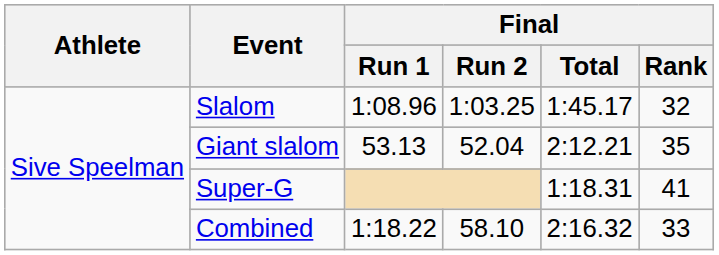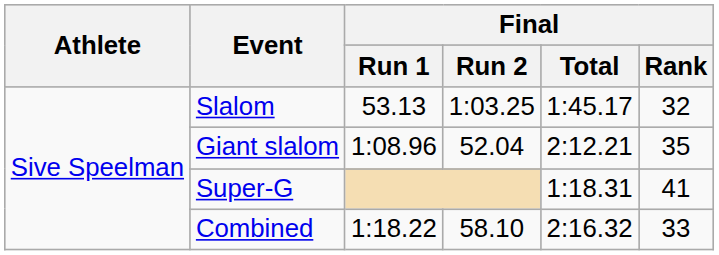(394, 106) 1:08.96 -> (394, 106) 53.13
(394, 147) 53.13 -> (394, 147) 1:08.96
